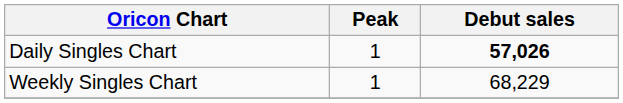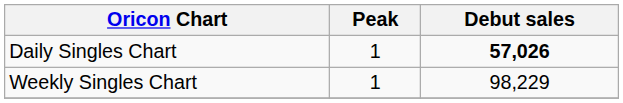(520, 82) 68,229 -> (520, 82) 98,229
